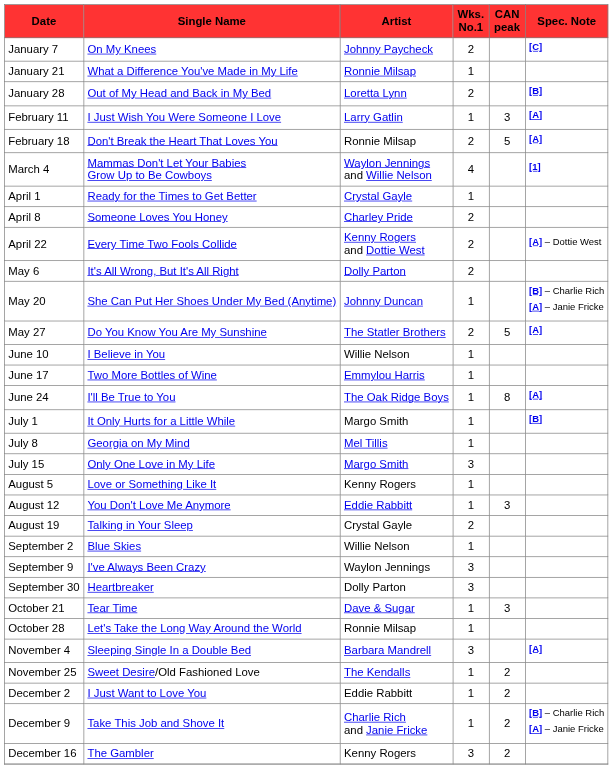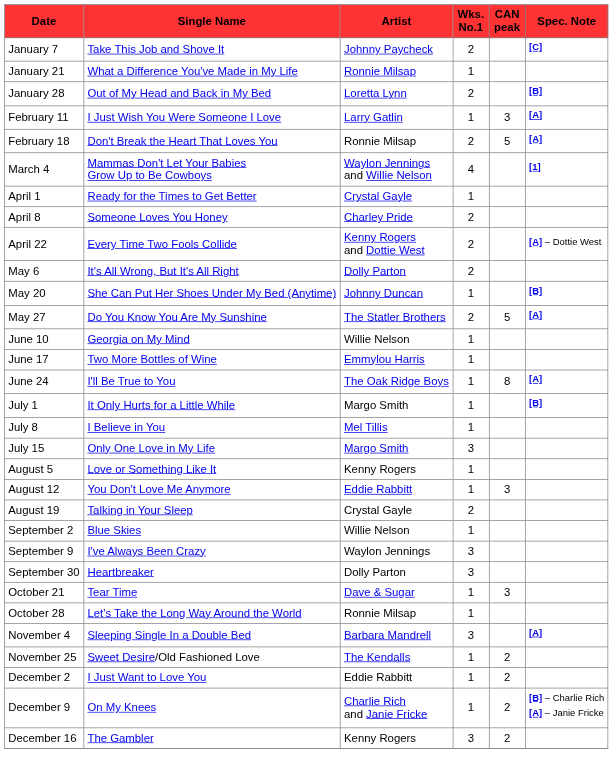(122, 49) On My Knees -> (156, 49) Take This Job and Shove It
(567, 299) [B] – Charlie Rich [A] – Janie Fricke -> (536, 291) [B]
(126, 355) I Believe in You -> (139, 339) Georgia on My Mind
(139, 443) Georgia on My Mind -> (126, 427) I Believe in You
(156, 723) Take This Job and Shove It -> (122, 707) On My Knees
